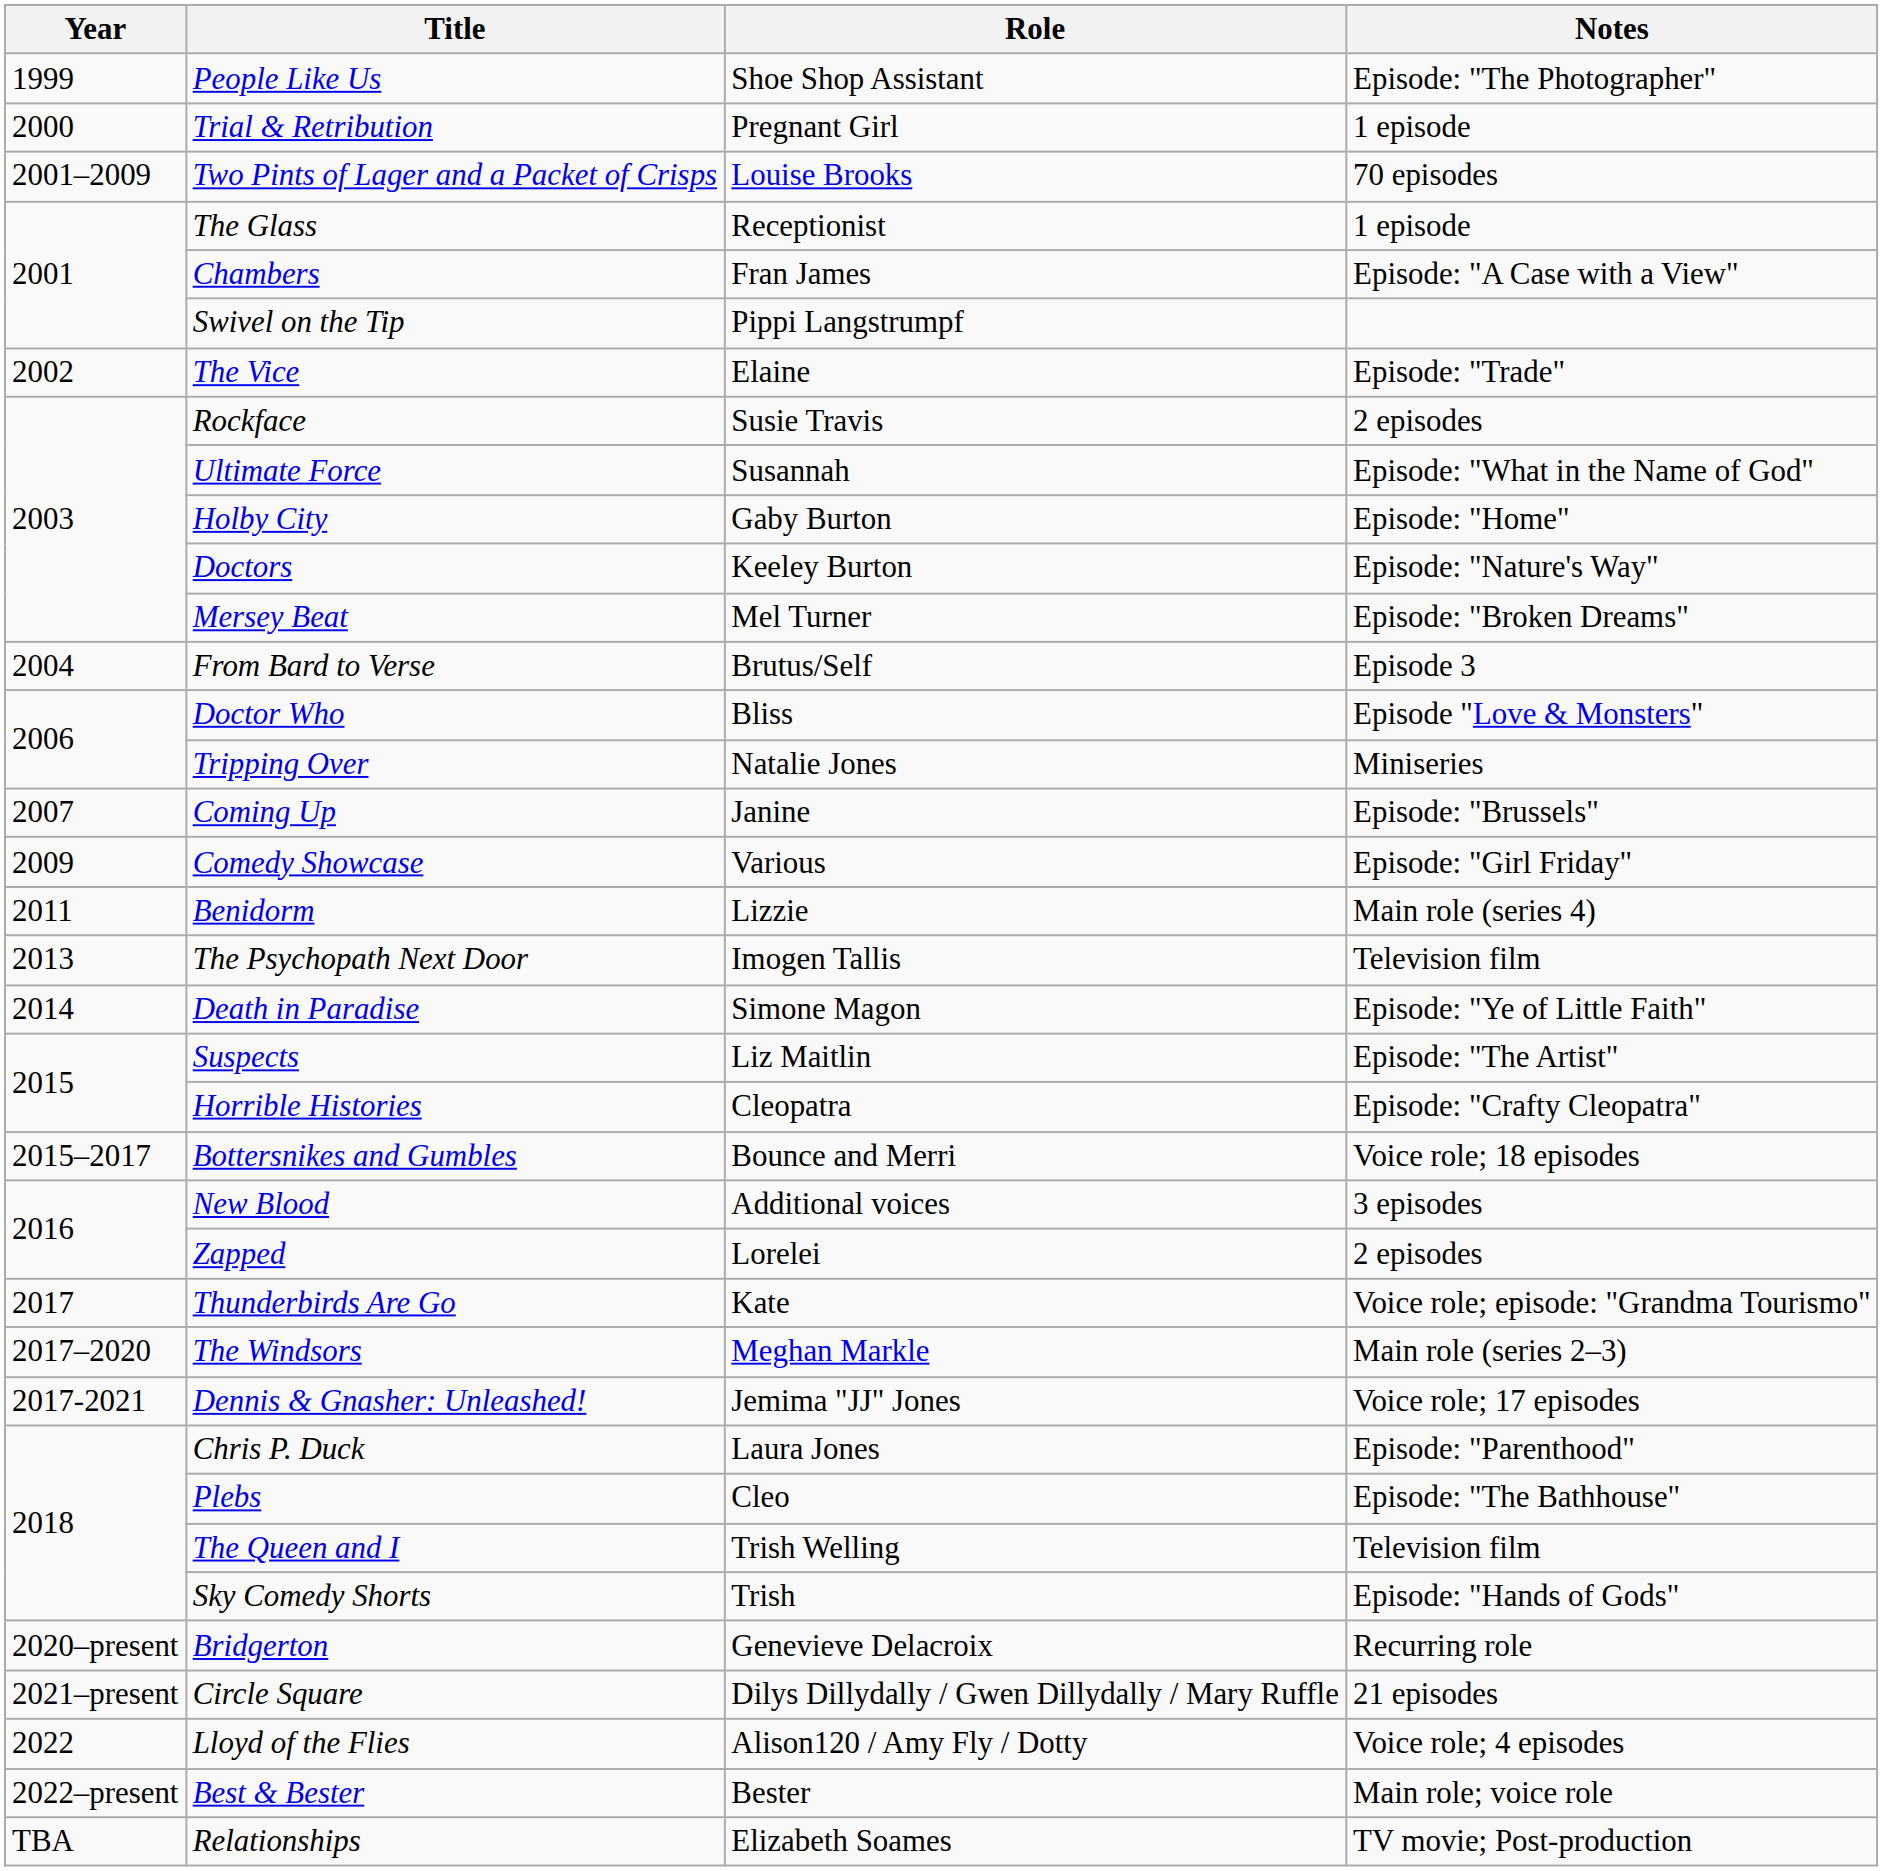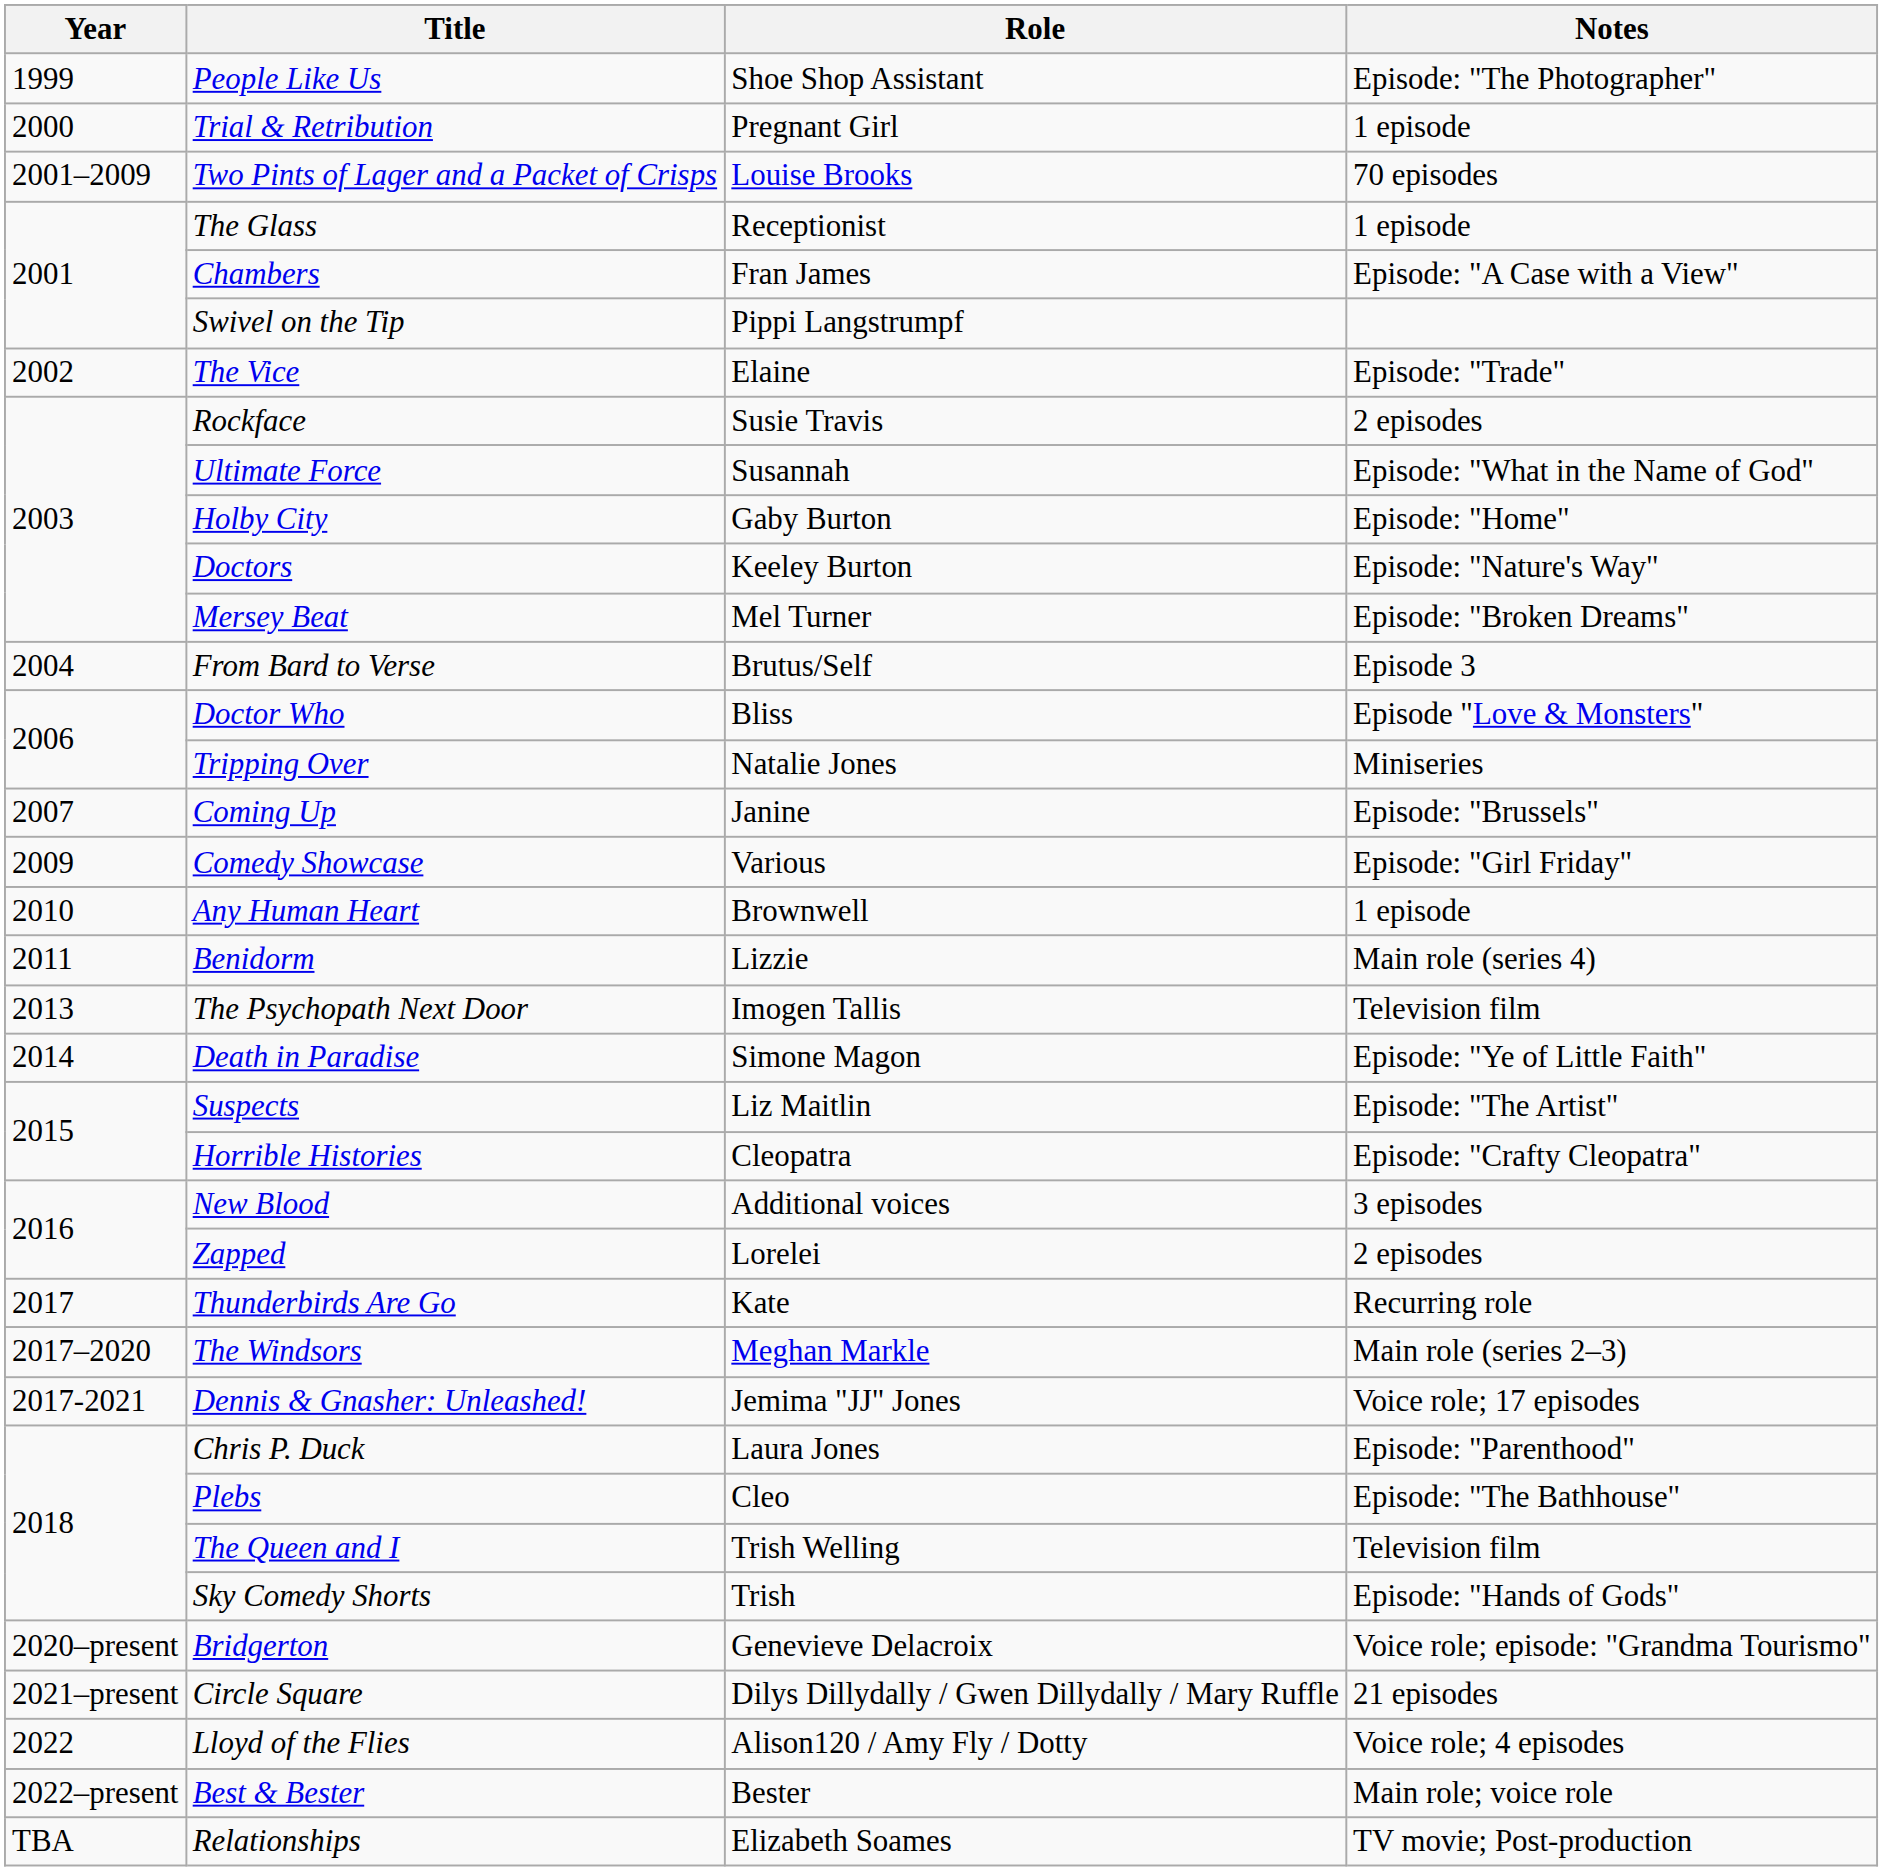+ row: (306, 910)
- row: (355, 1155)
(1612, 1302) Voice role; episode: "Grandma Tourismo" -> (1443, 1302) Recurring role
(1443, 1645) Recurring role -> (1612, 1645) Voice role; episode: "Grandma Tourismo"
